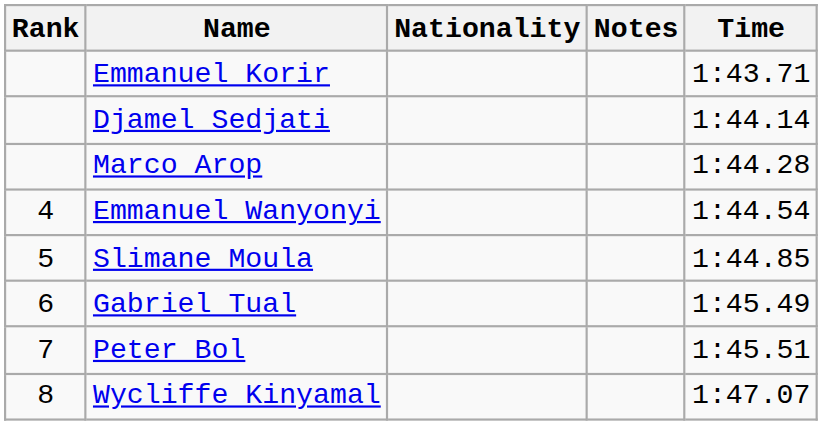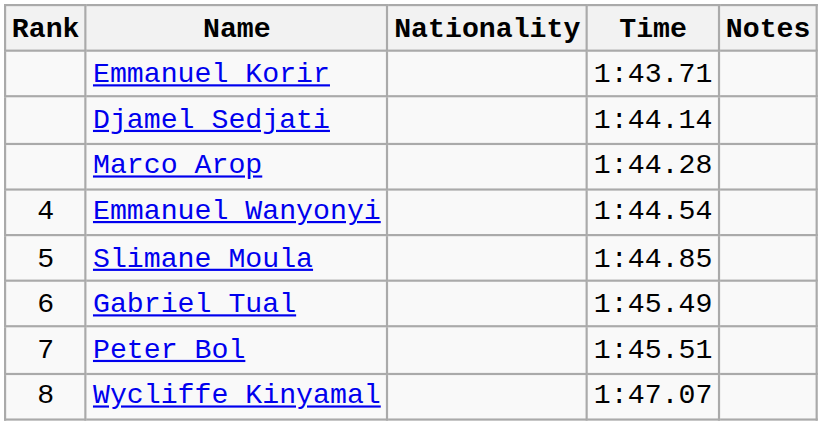columns swapped: (751, 28) <-> (636, 28)
